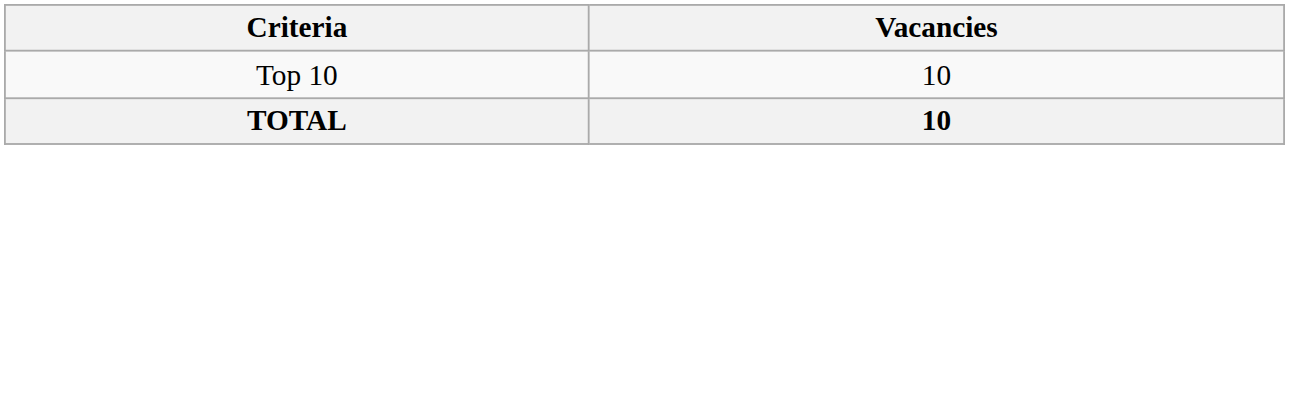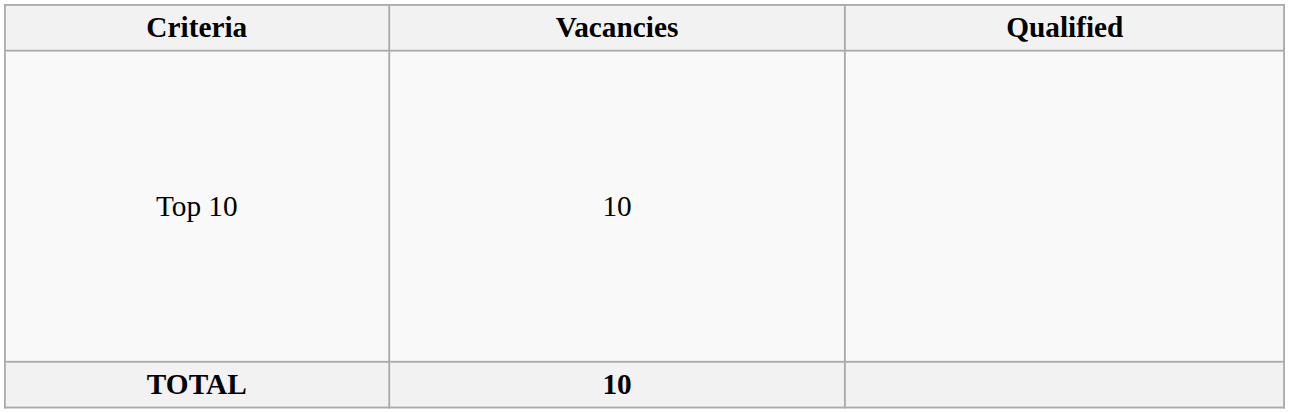+ column: (1065, 27)
